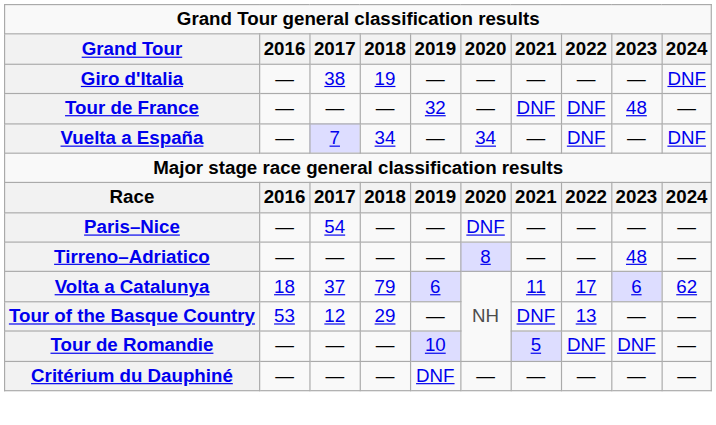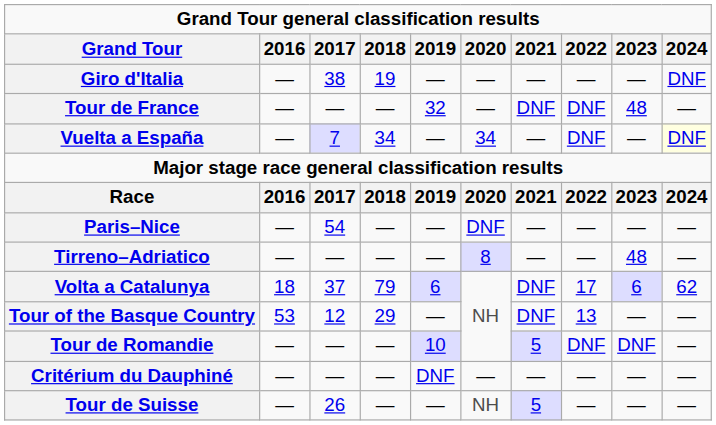(687, 138) no background -> (687, 138) lightyellow background
(536, 286) 11 -> (536, 286) DNF
+ row: (132, 405)
